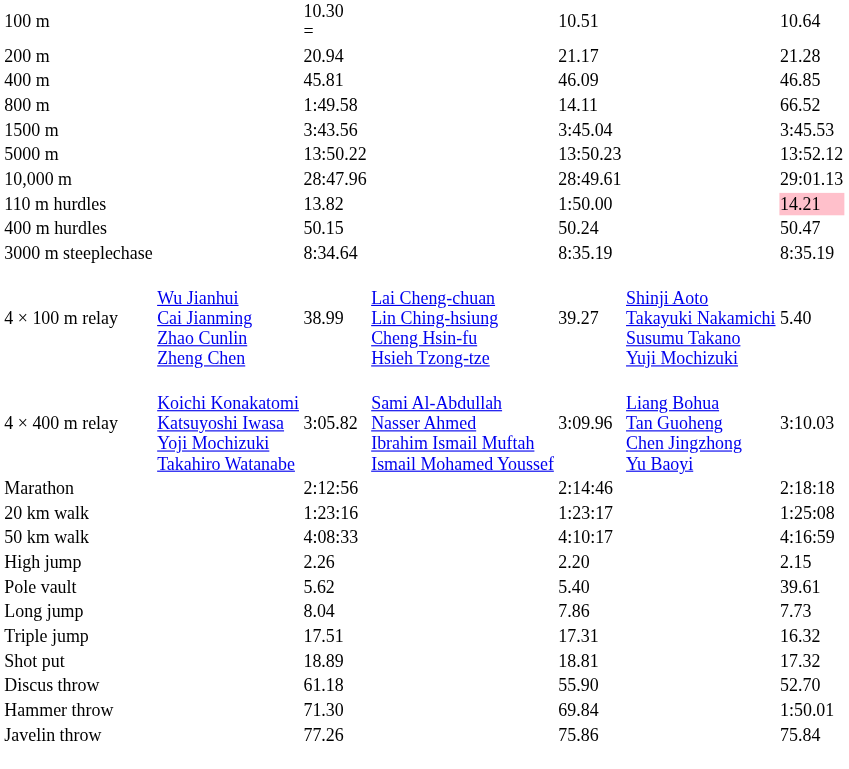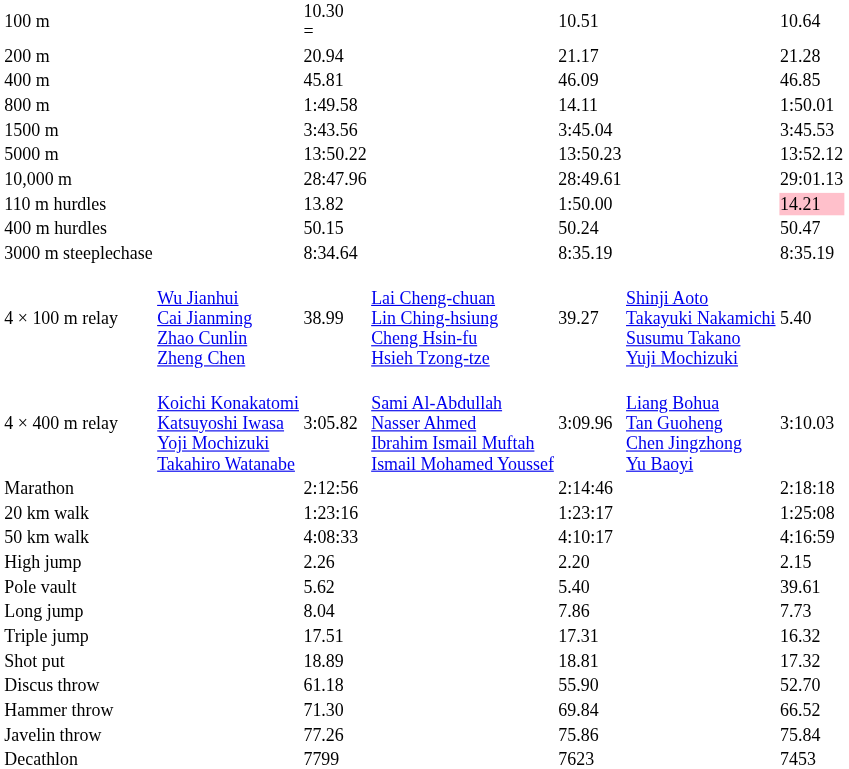(800, 105) 66.52 -> (807, 105) 1:50.01
(807, 710) 1:50.01 -> (800, 710) 66.52
+ row: (41, 759)
